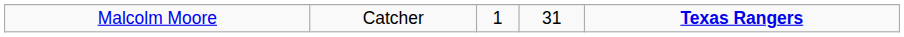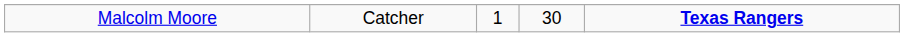(552, 18) 31 -> (552, 18) 30
